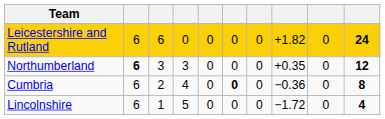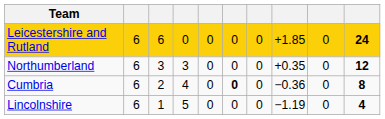(290, 40) +1.82 -> (290, 40) +1.85
(136, 66) bold -> (136, 66) normal
(290, 104) −1.72 -> (290, 104) −1.19
